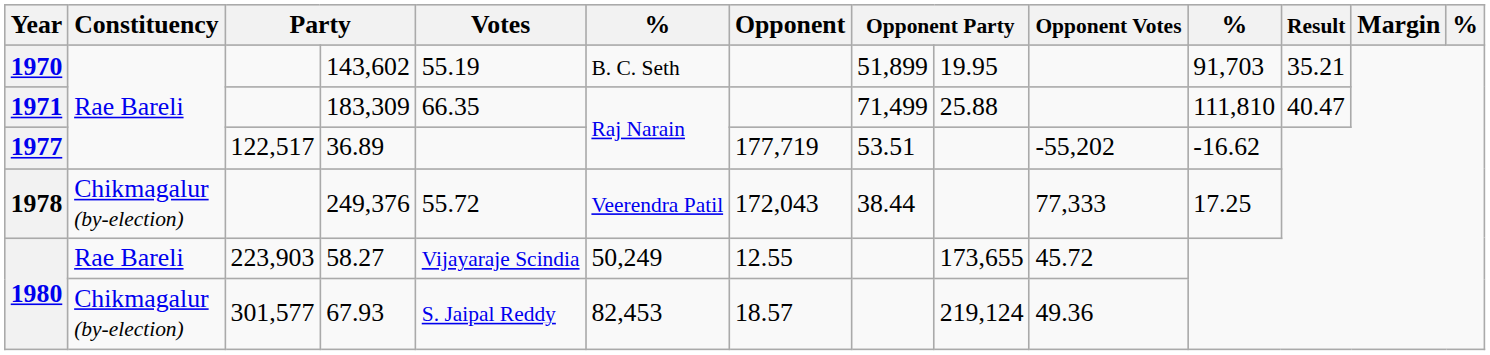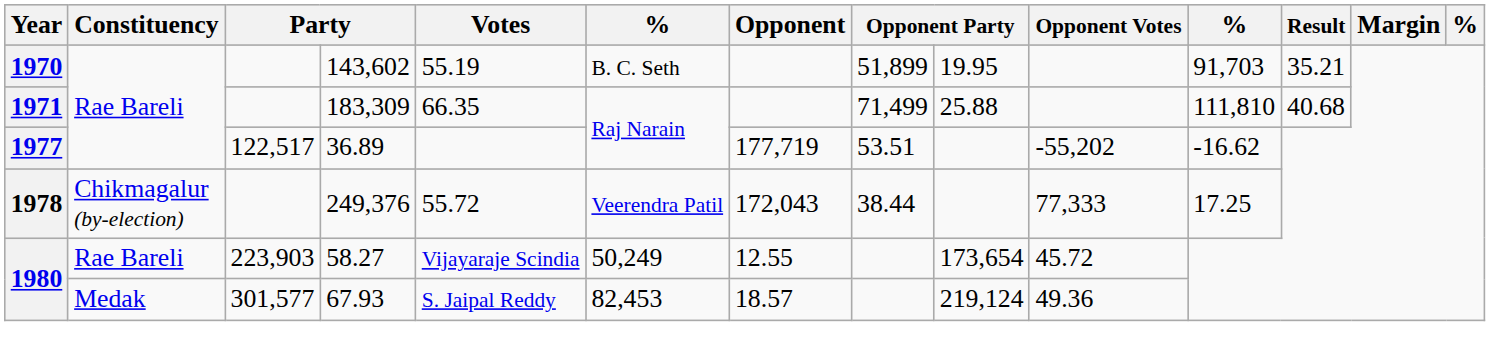(1316, 106) 40.47 -> (1316, 106) 40.68
(982, 258) 173,655 -> (982, 258) 173,654
(141, 313) Chikmagalur (by-election) -> (110, 299) Medak
